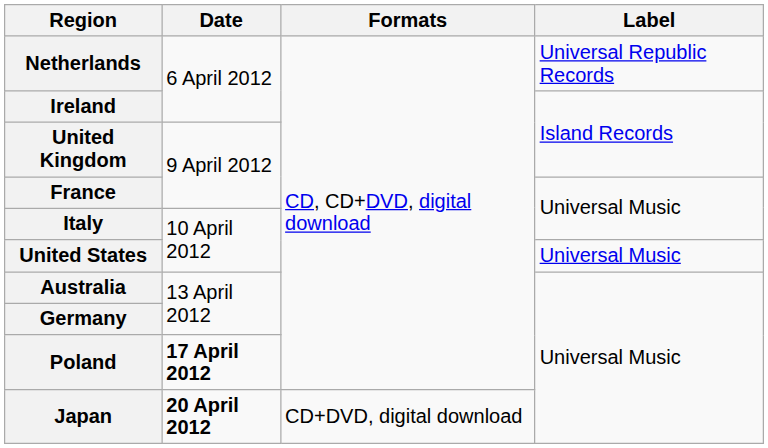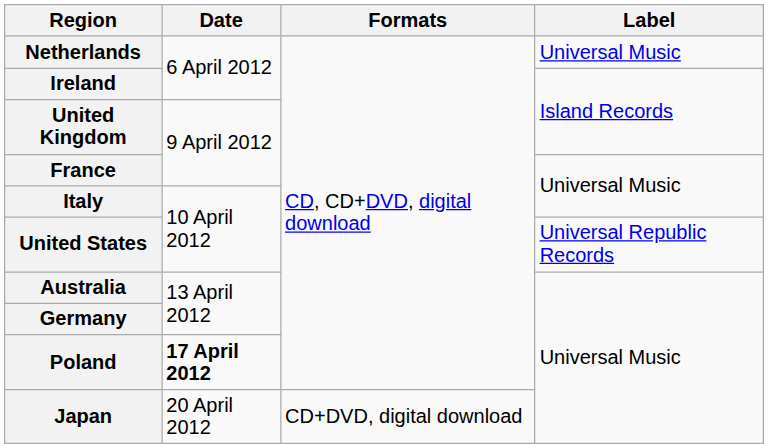(623, 63) Universal Republic Records -> (610, 52) Universal Music
(610, 255) Universal Music -> (623, 244) Universal Republic Records
(203, 416) bold -> (200, 416) normal
